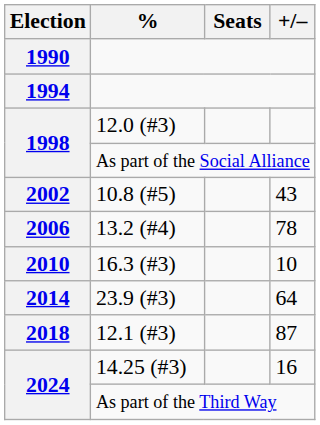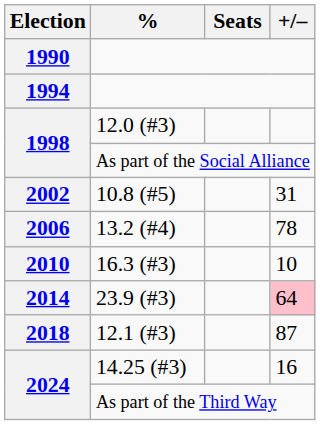(286, 194) 43 -> (286, 194) 31
(286, 297) no background -> (286, 297) pink background
